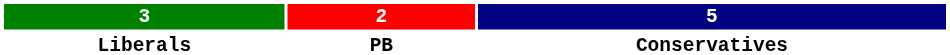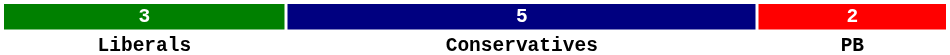columns swapped: (381, 17) <-> (712, 17)
